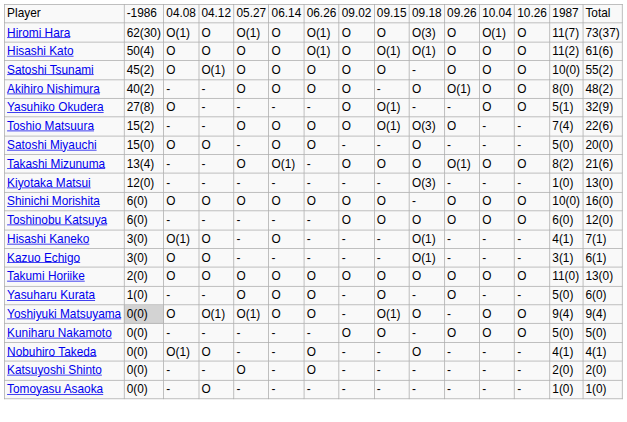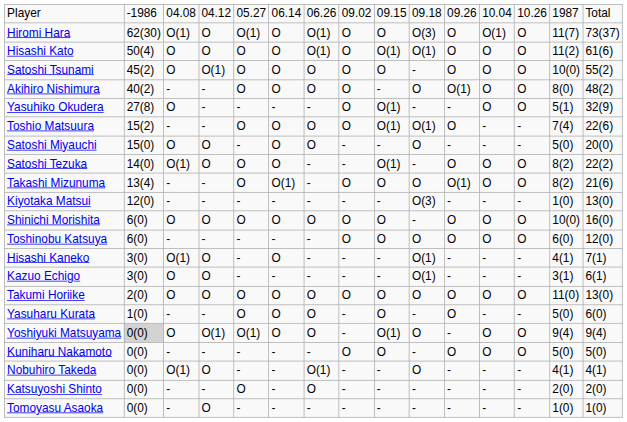(424, 126) O(3) -> (424, 126) O(1)
+ row: (47, 164)
(311, 351) O -> (319, 370) O(1)
